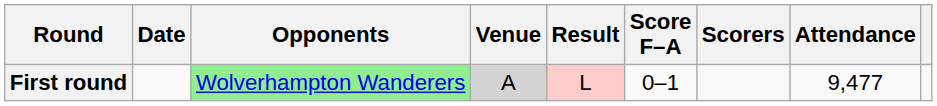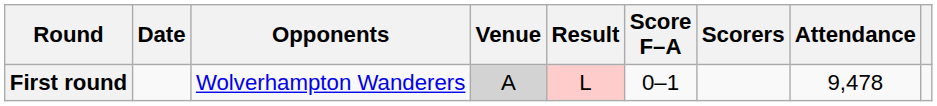(331, 82) lightgreen background -> (331, 82) no background
(855, 82) 9,477 -> (855, 82) 9,478
